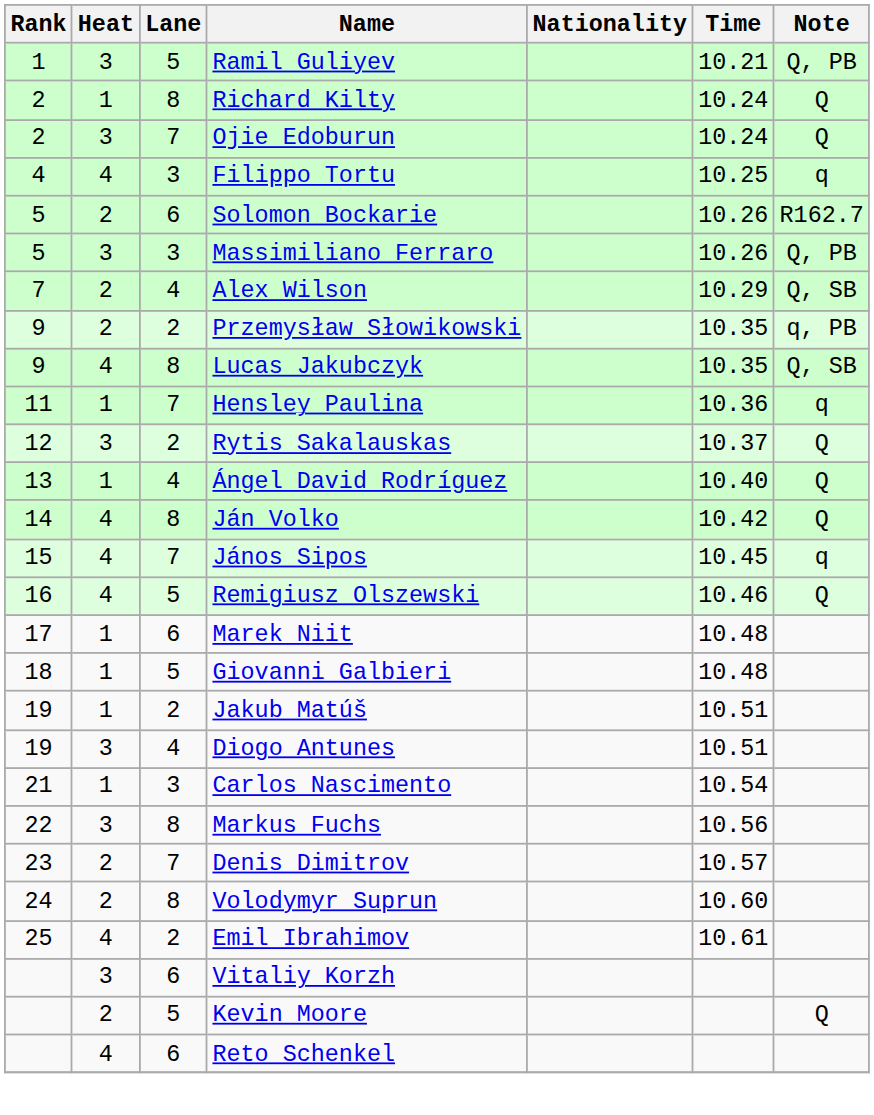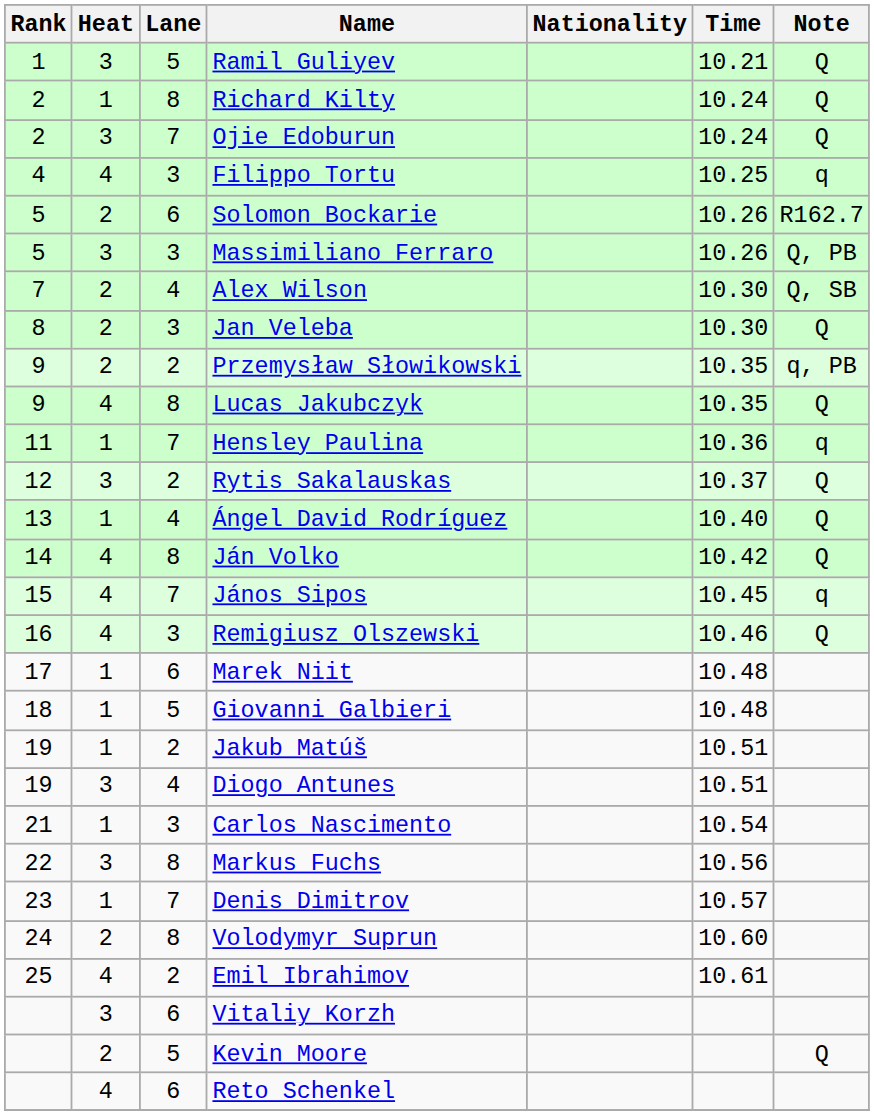(822, 62) Q, PB -> (822, 62) Q
(733, 291) 10.29 -> (733, 291) 10.30
+ row: (283, 329)
(822, 367) Q, SB -> (822, 405) Q
(173, 596) 5 -> (173, 634) 3
(106, 863) 2 -> (106, 901) 1
